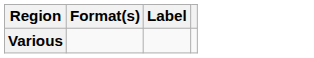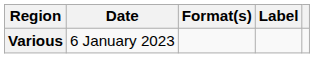+ column: (122, 16)
